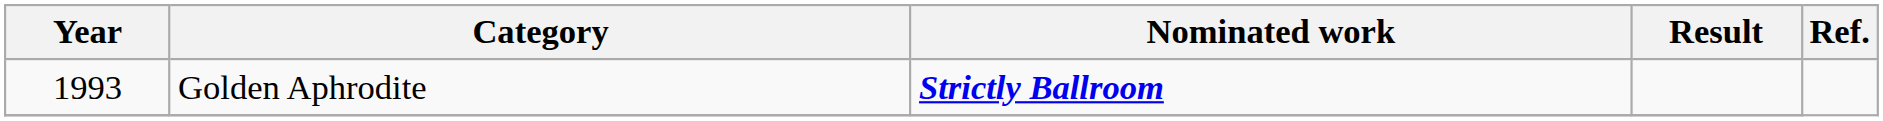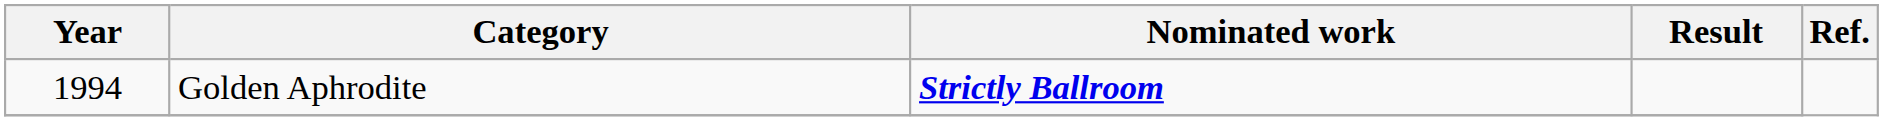(88, 86) 1993 -> (88, 86) 1994
